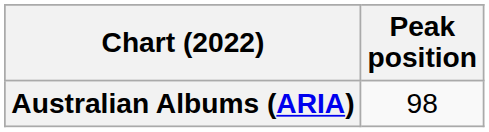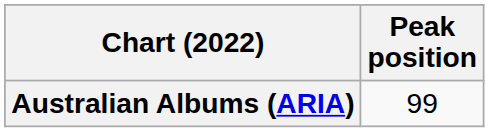(422, 103) 98 -> (422, 103) 99
